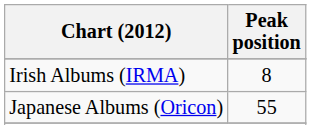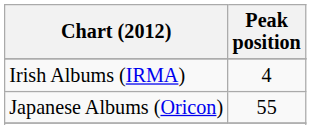(267, 75) 8 -> (267, 75) 4
